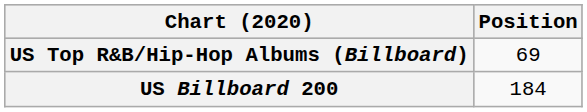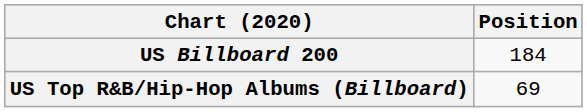rows swapped: (239, 89) <-> (239, 55)
